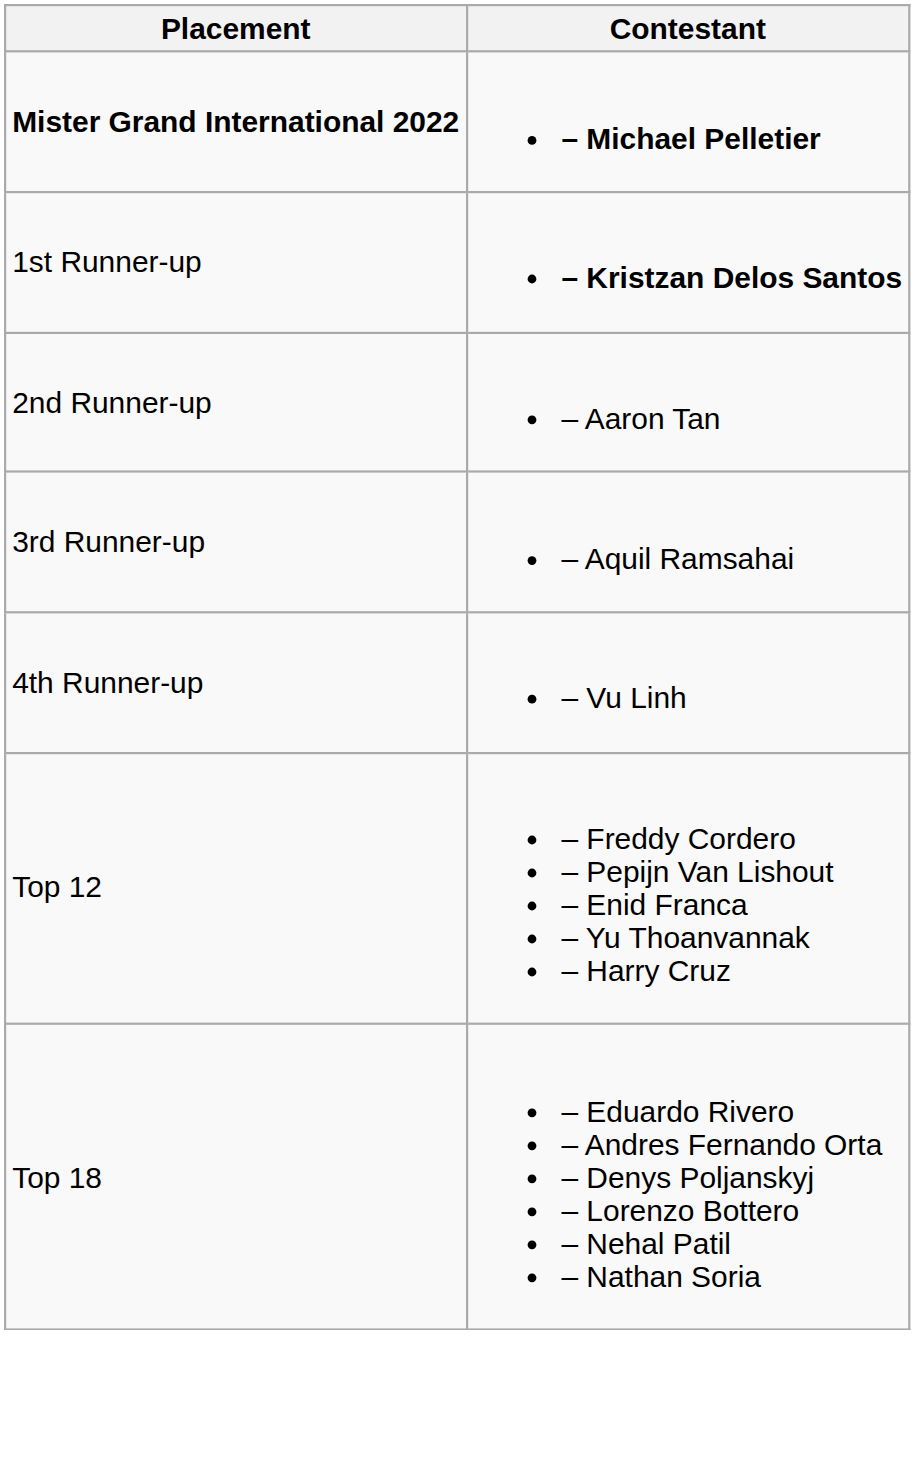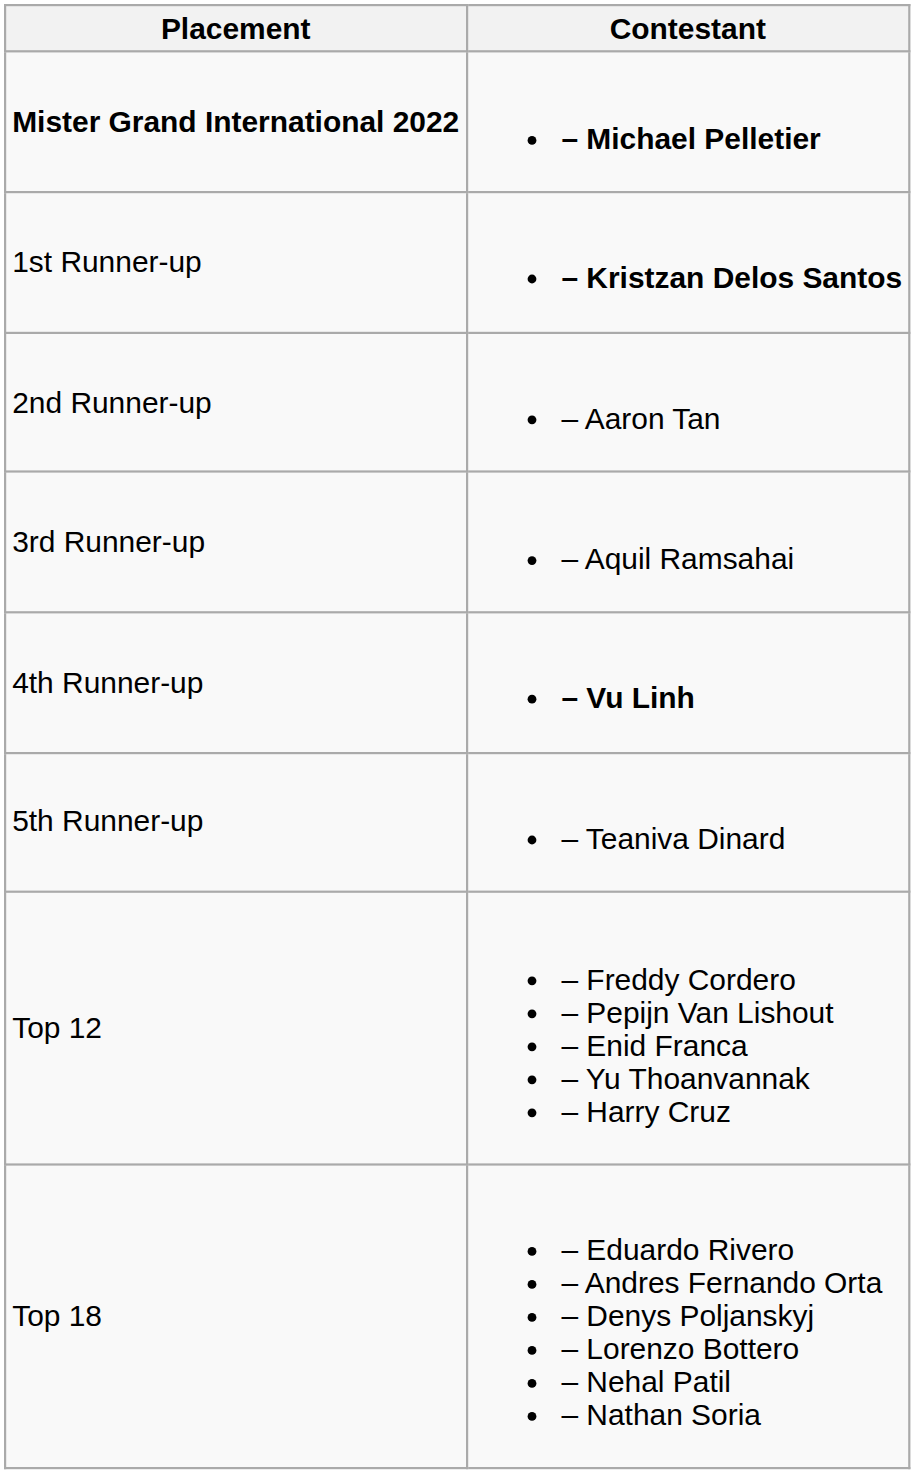(688, 698) normal -> (688, 698) bold
+ row: (108, 822)
